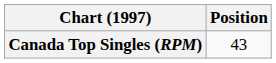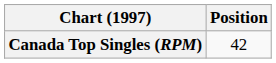(239, 44) 43 -> (239, 44) 42
